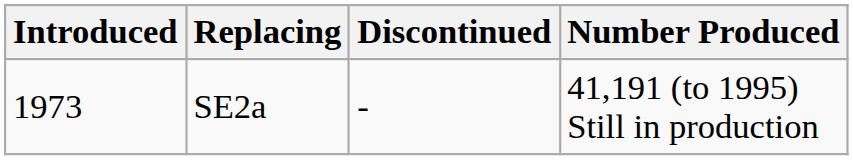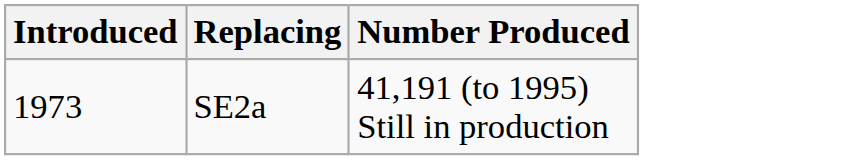- column: (454, 31)
